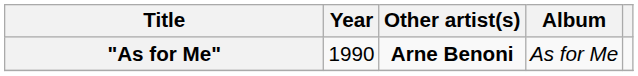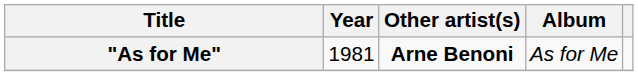(351, 53) 1990 -> (351, 53) 1981
